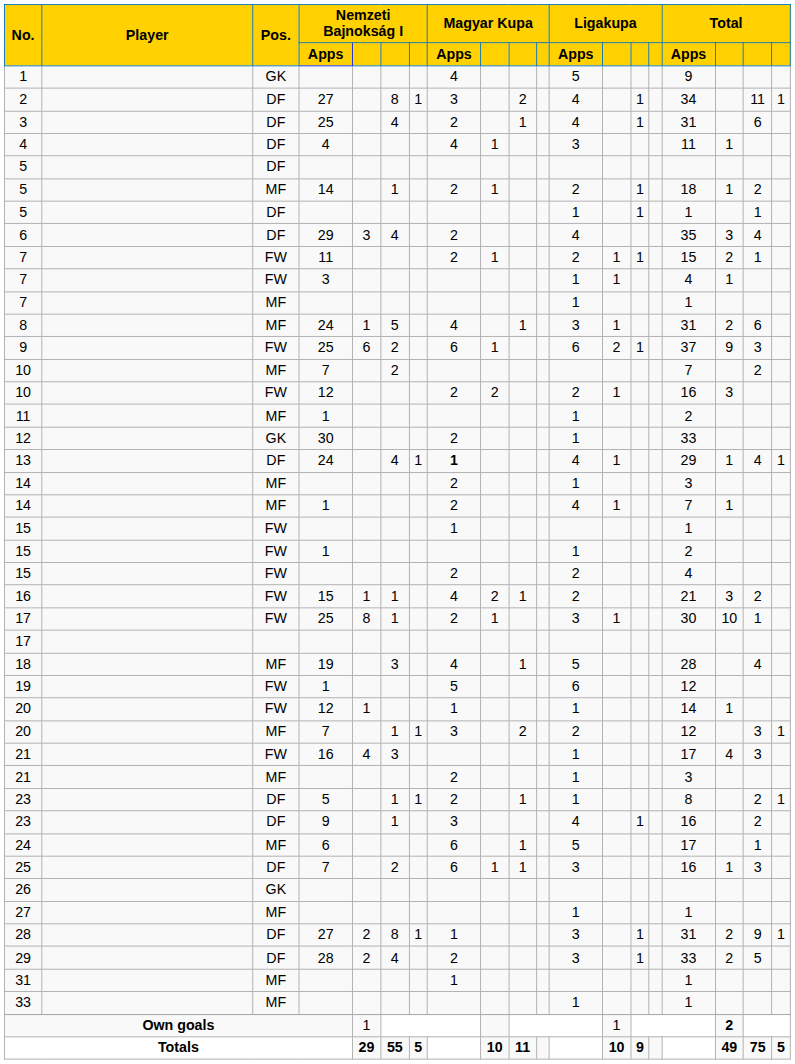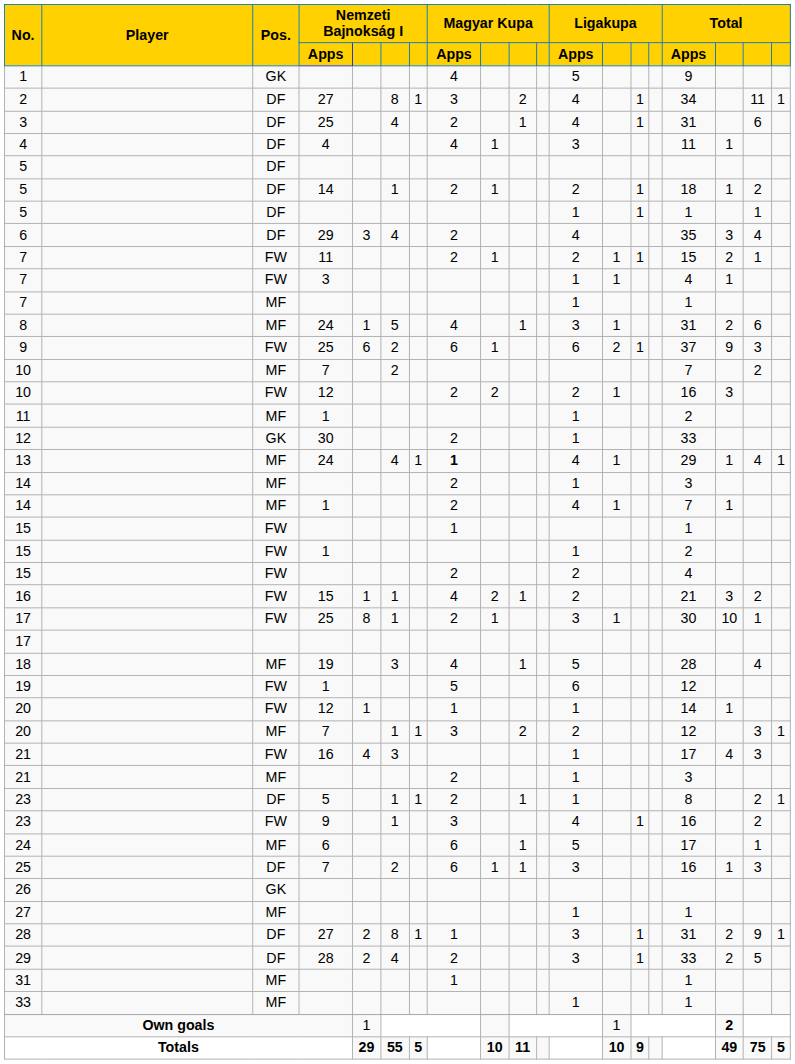(276, 189) MF -> (276, 189) DF
(276, 460) DF -> (276, 460) MF
(276, 822) DF -> (276, 822) FW
